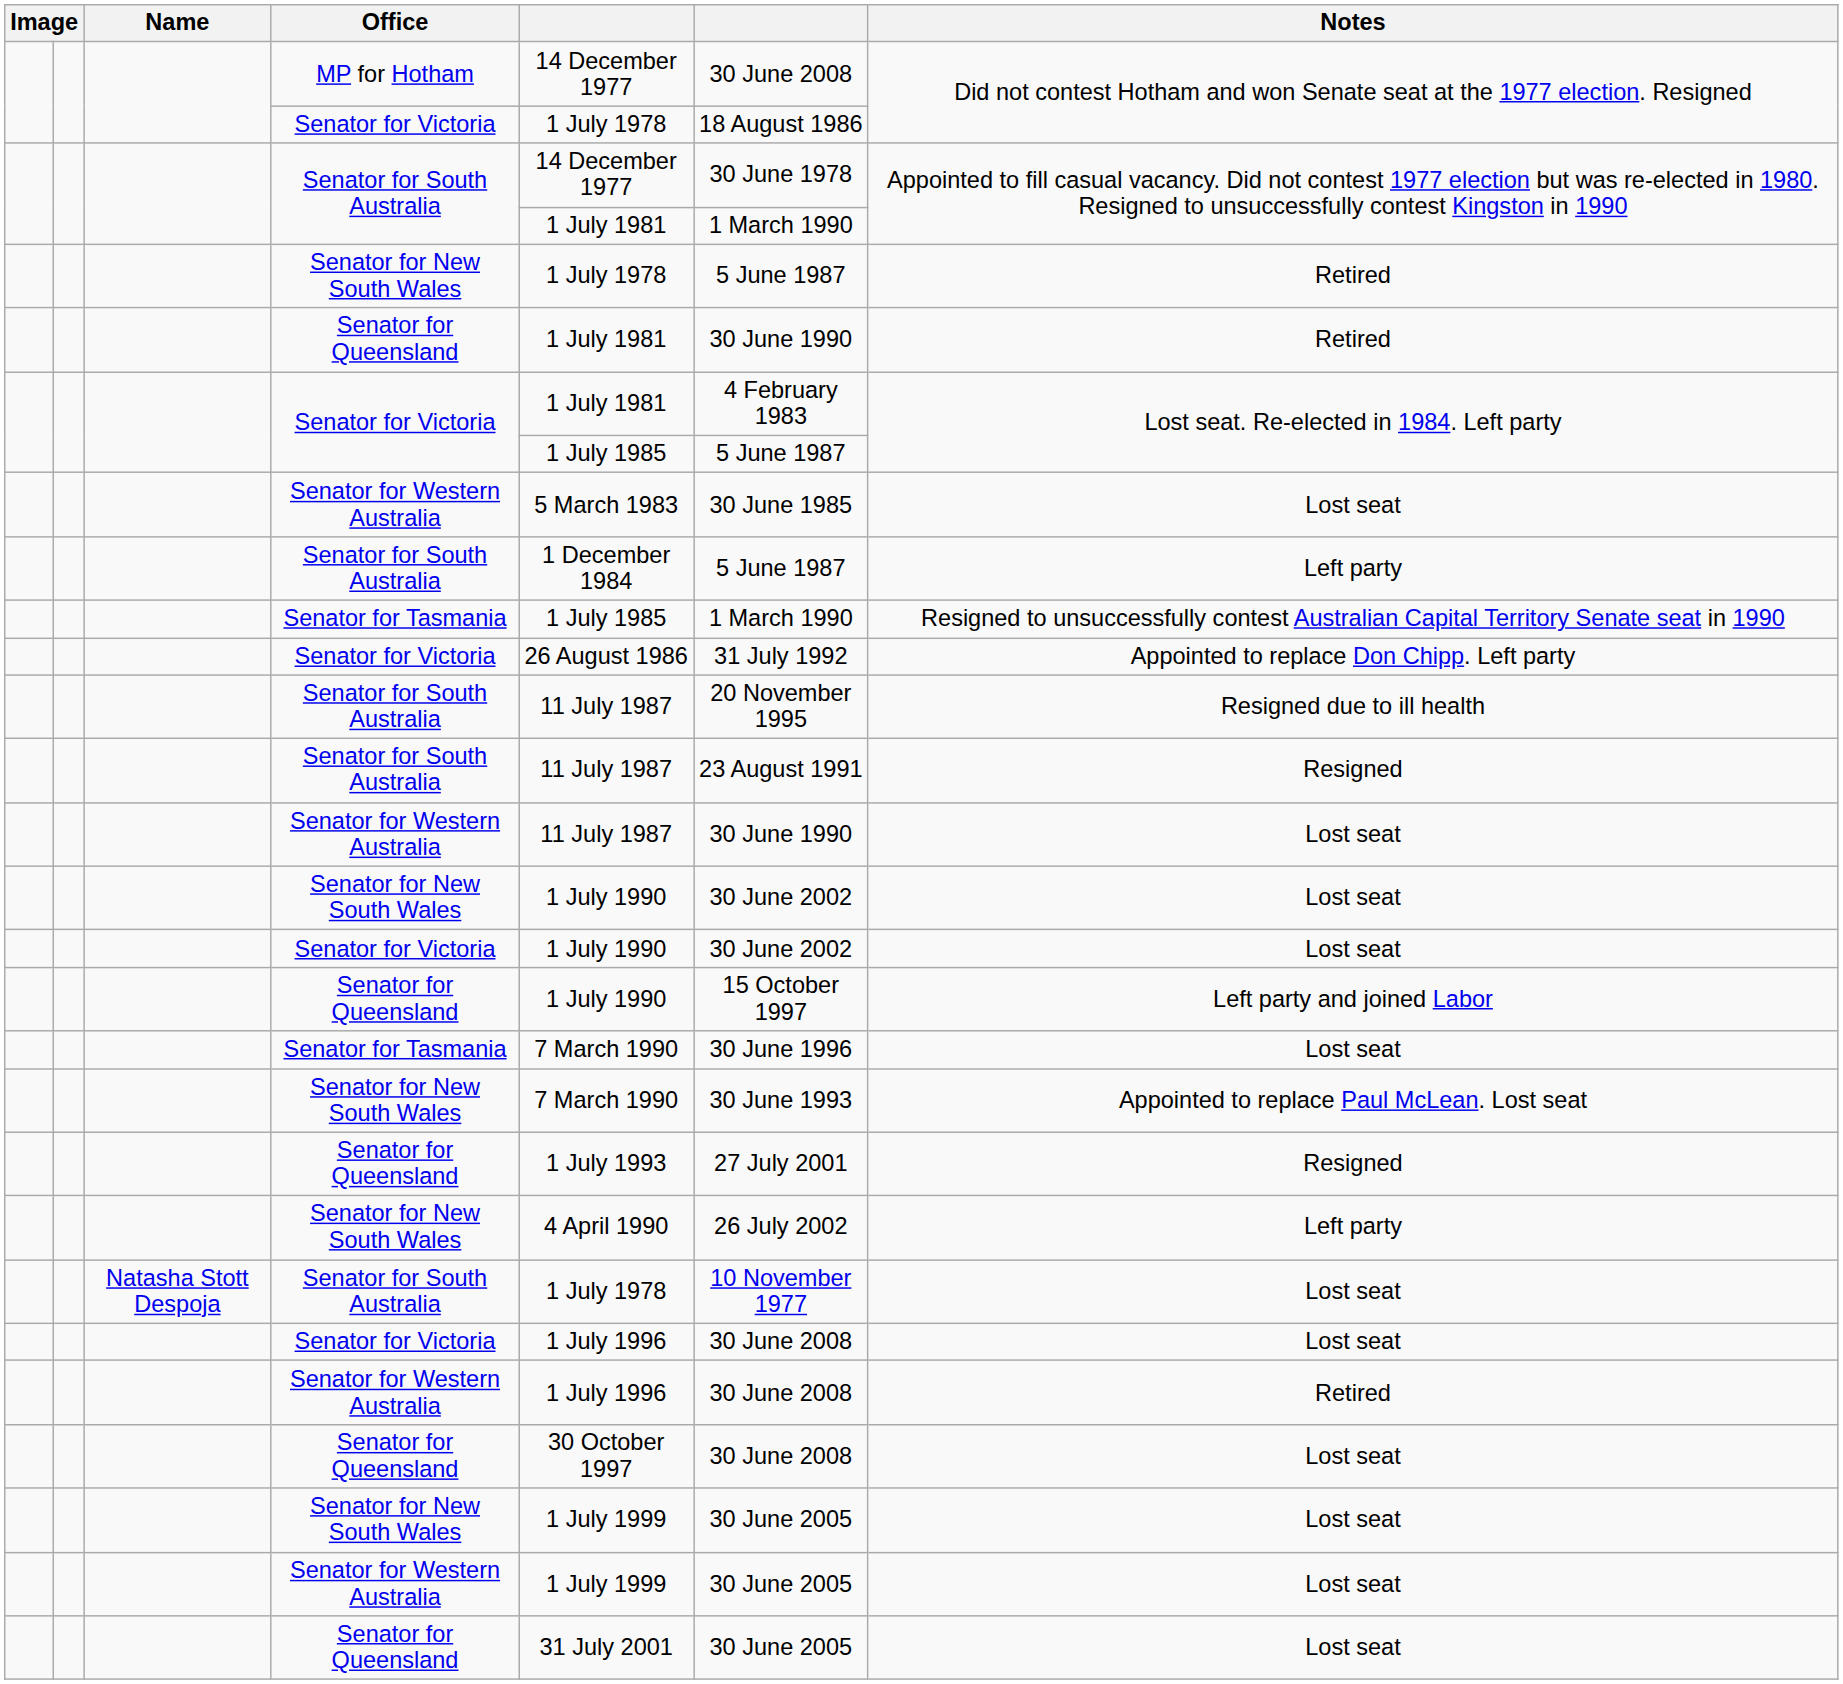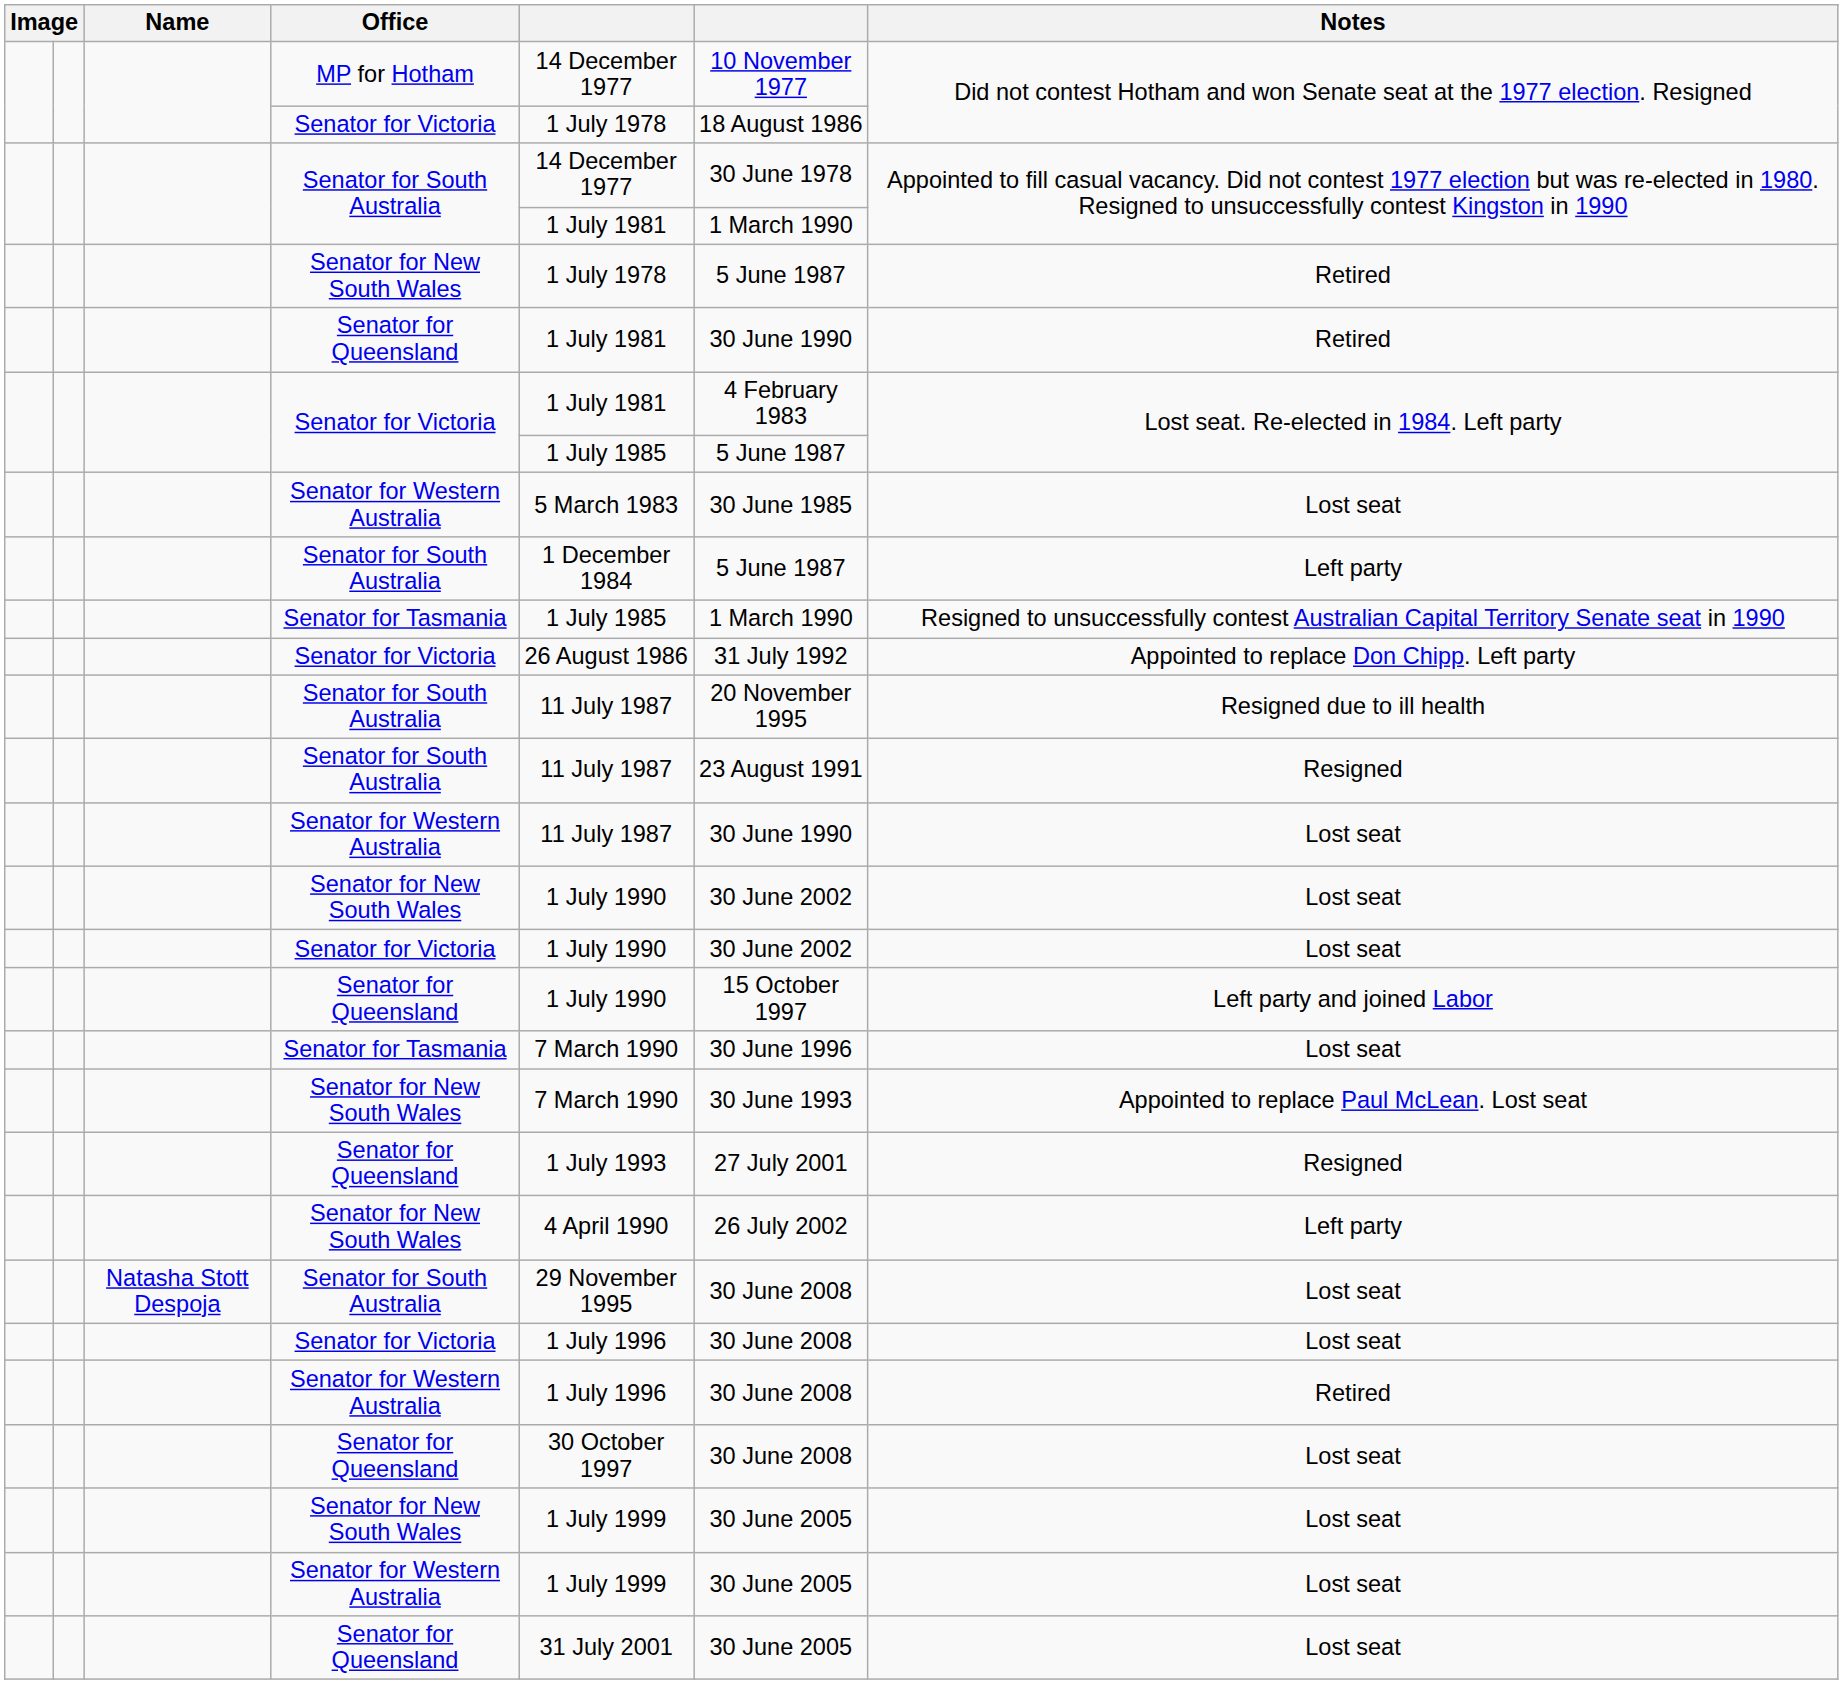(781, 73) 30 June 2008 -> (781, 73) 10 November 1977
(606, 1291) 1 July 1978 -> (606, 1291) 29 November 1995
(781, 1291) 10 November 1977 -> (781, 1291) 30 June 2008
